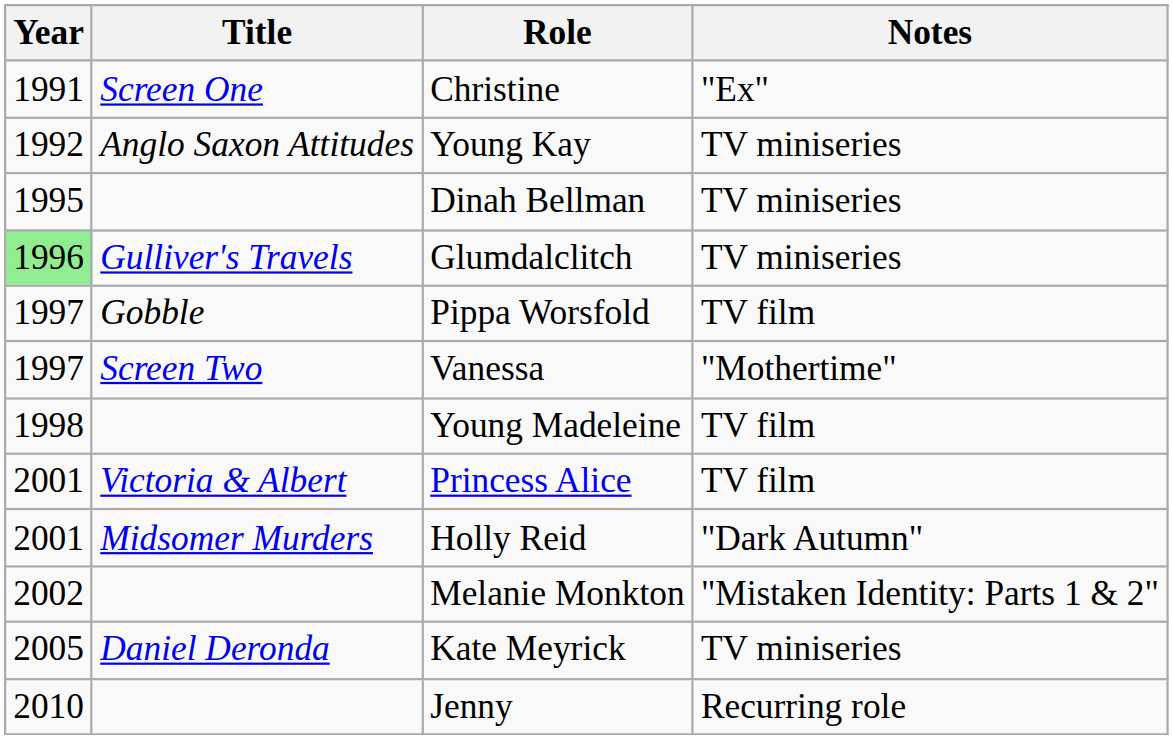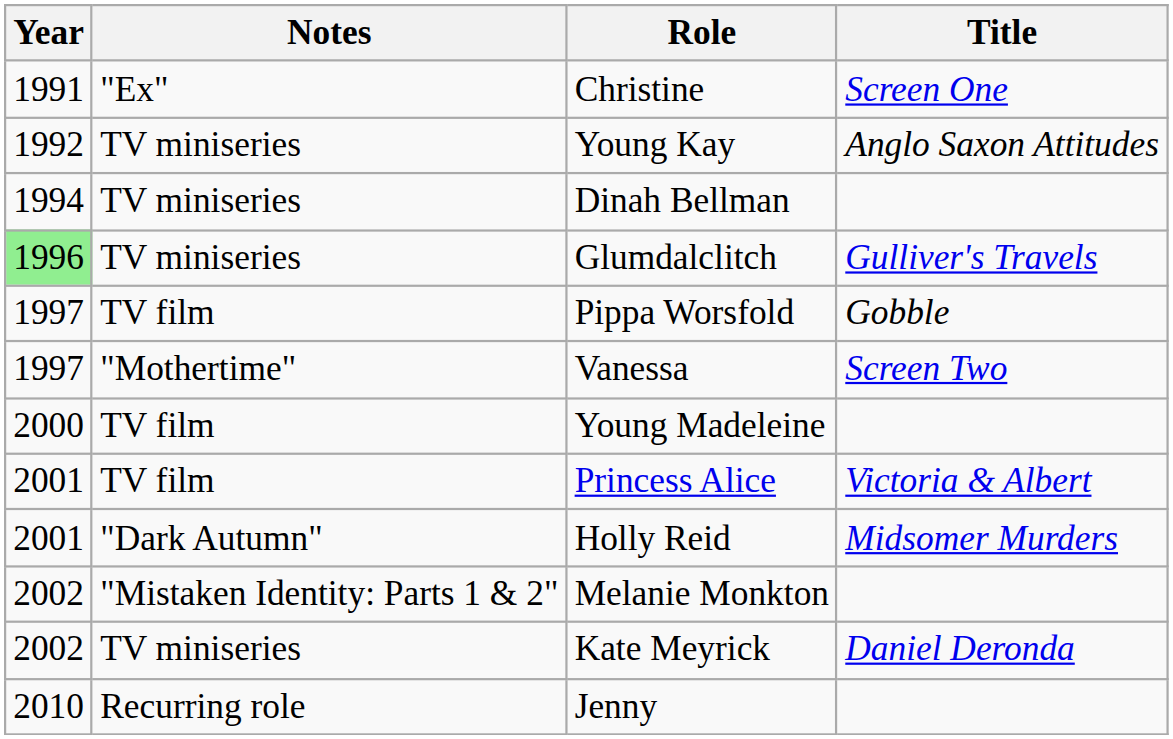columns swapped: (257, 32) <-> (930, 32)
(49, 200) 1995 -> (49, 200) 1994
(49, 425) 1998 -> (49, 425) 2000
(49, 649) 2005 -> (49, 649) 2002
